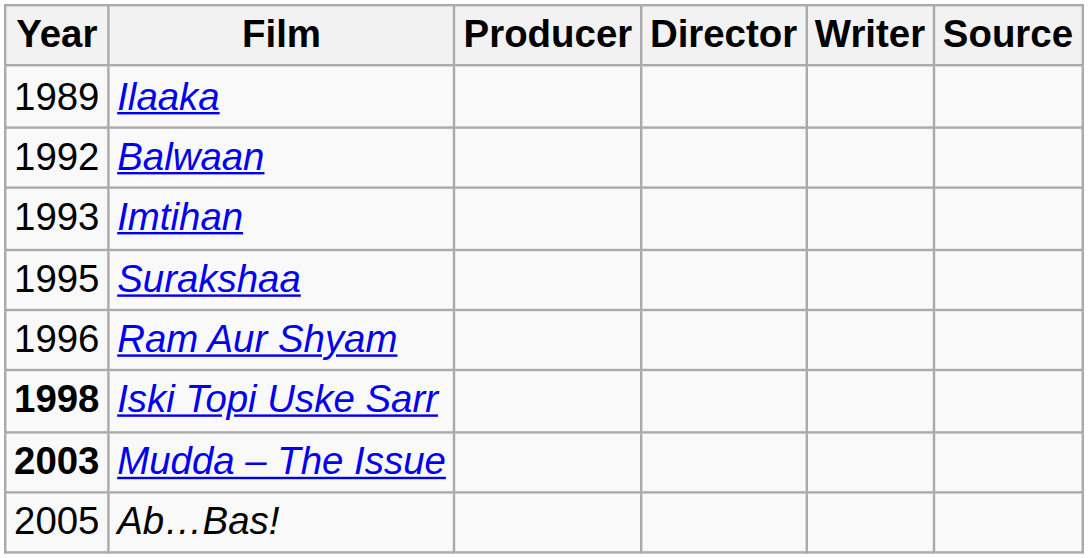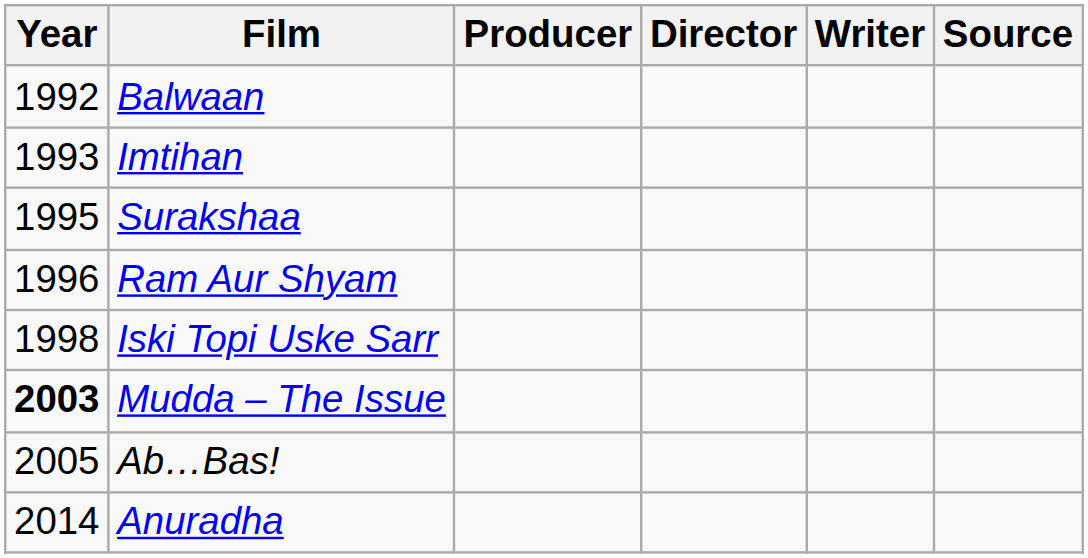- row: (168, 95)
(57, 400) bold -> (57, 339) normal
+ row: (200, 522)
